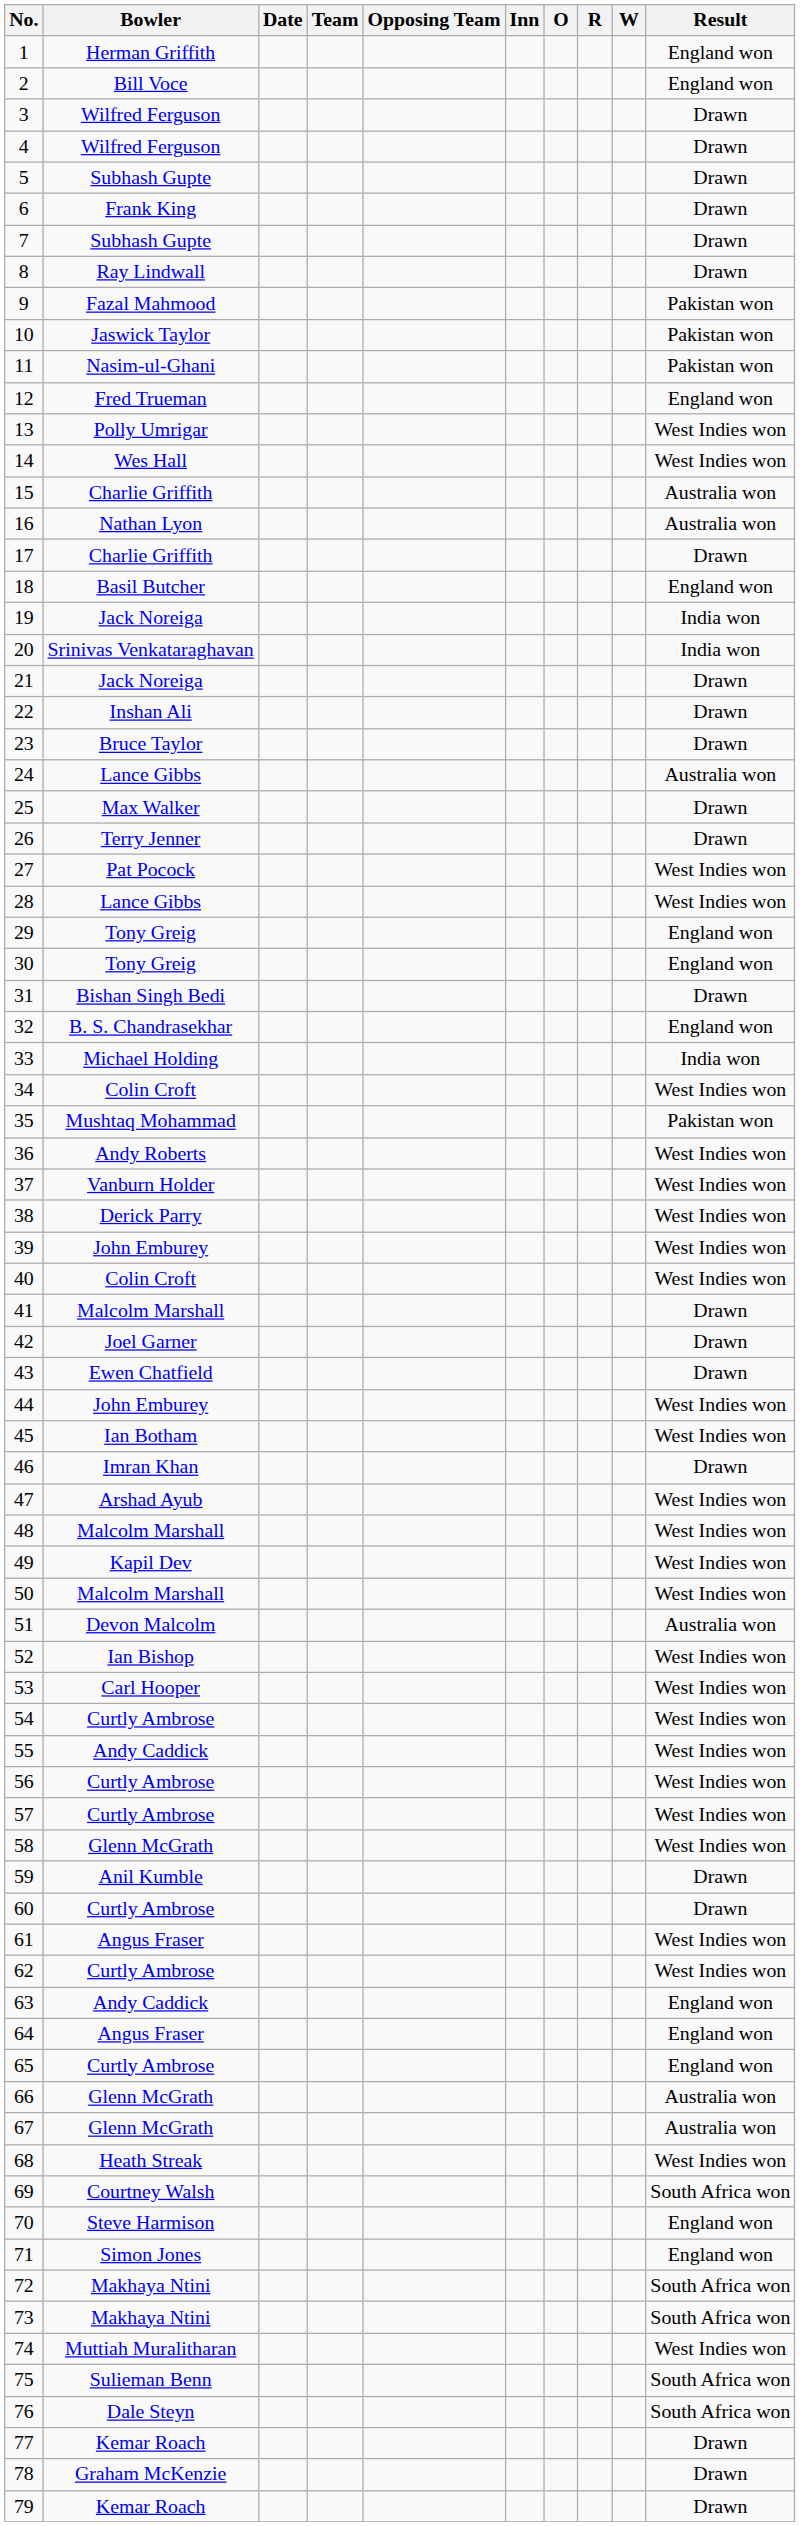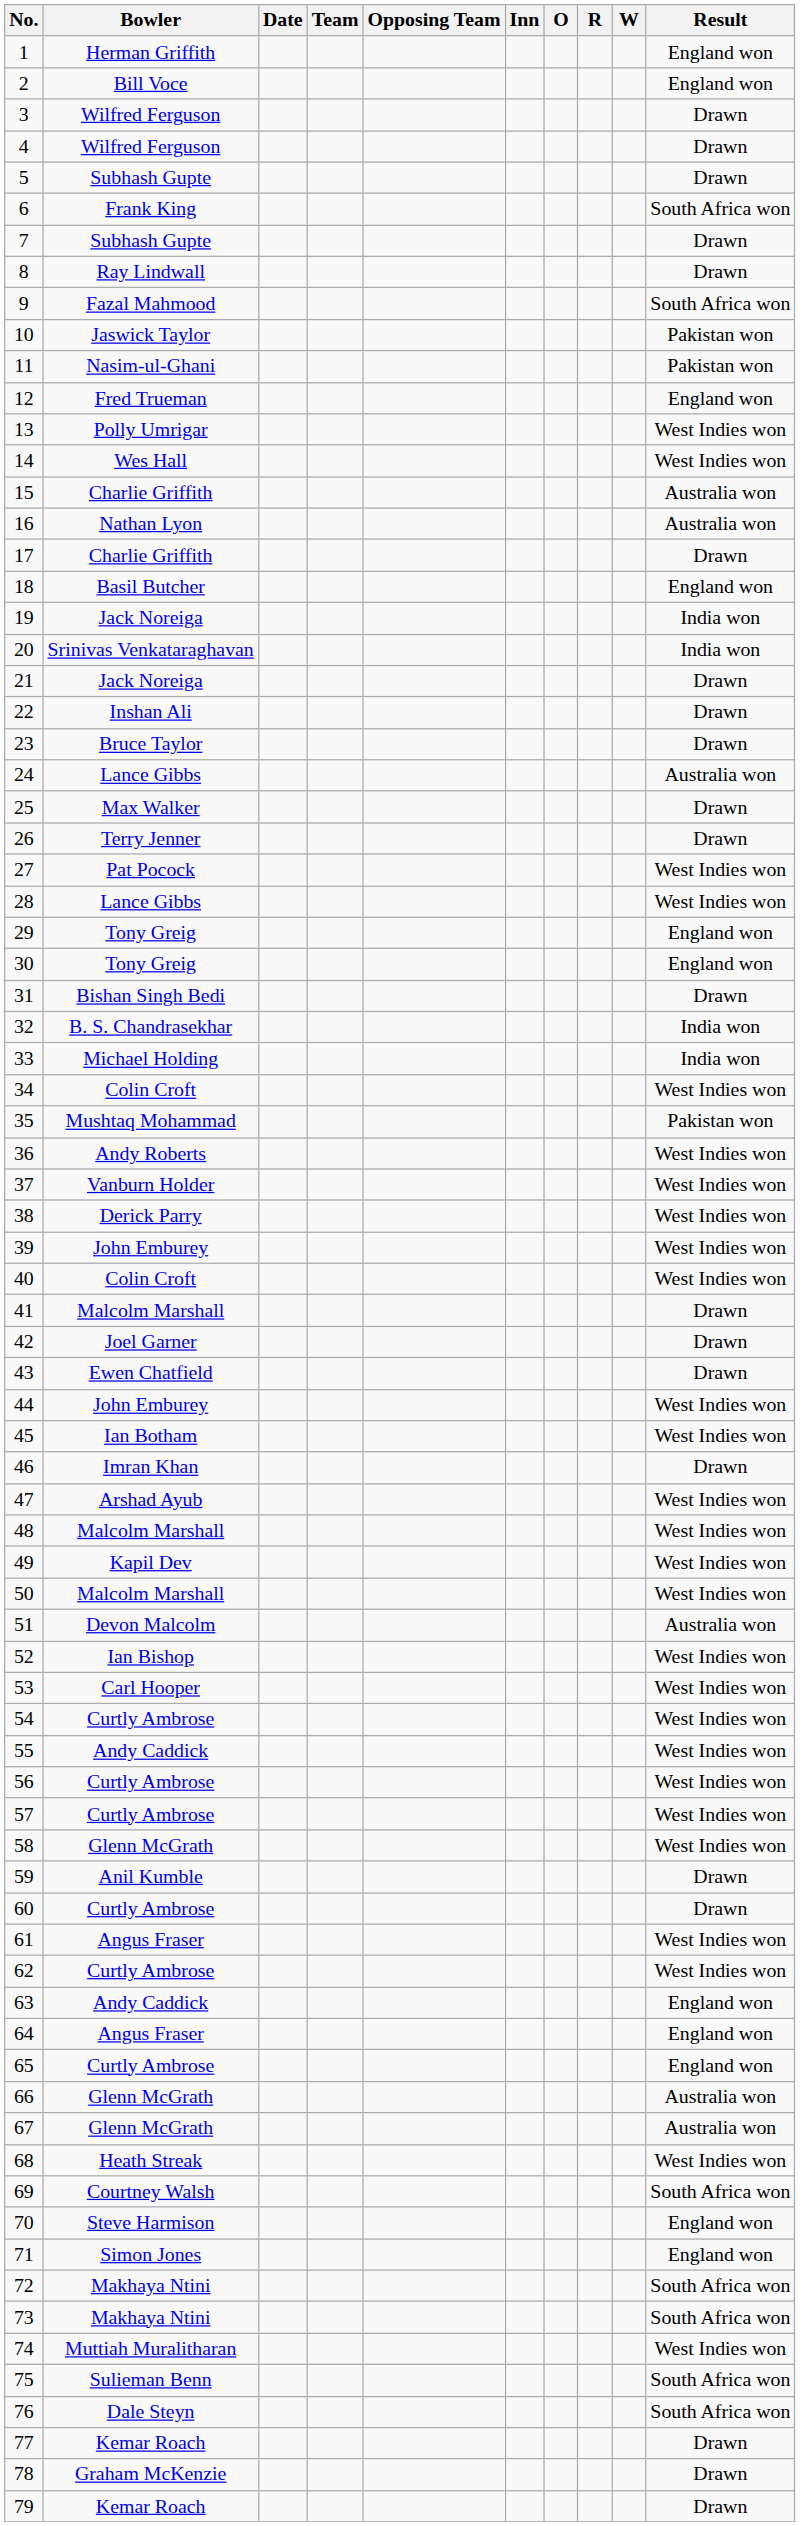(720, 209) Drawn -> (720, 209) South Africa won
(720, 303) Pakistan won -> (720, 303) South Africa won
(720, 1027) England won -> (720, 1027) India won
